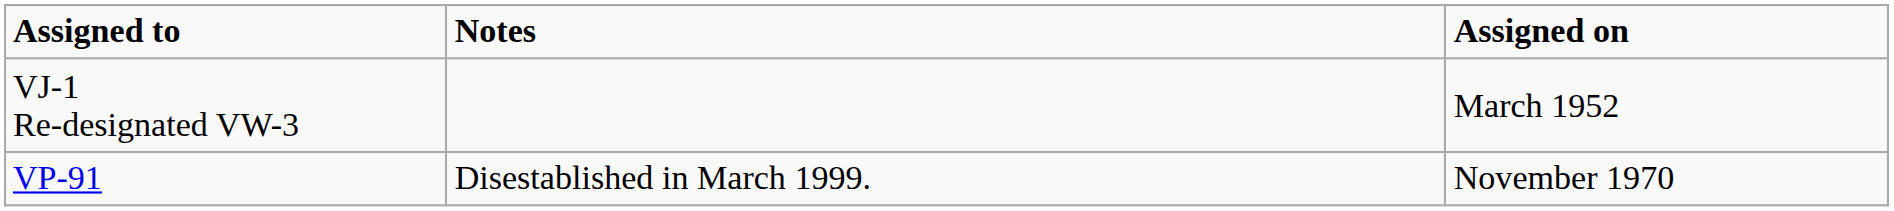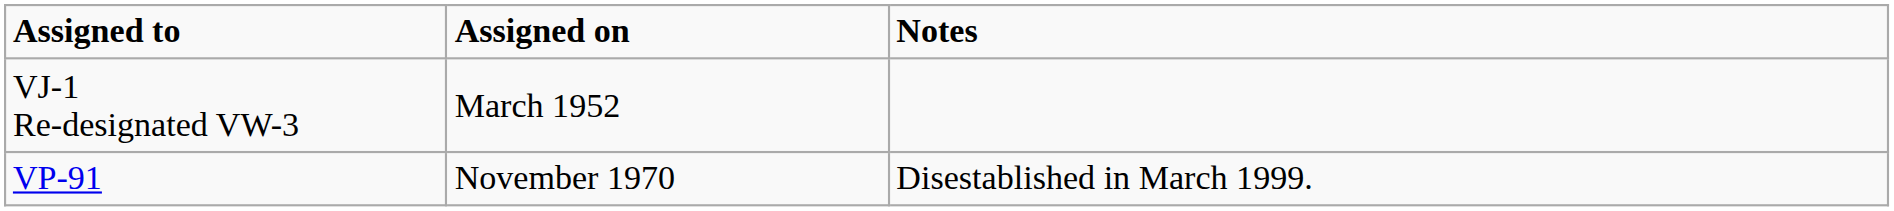columns swapped: (1541, 31) <-> (495, 31)
